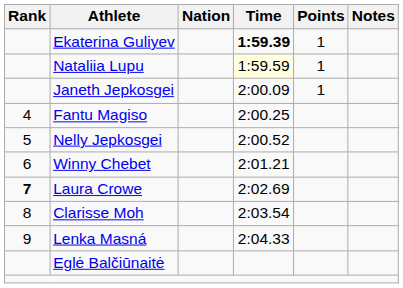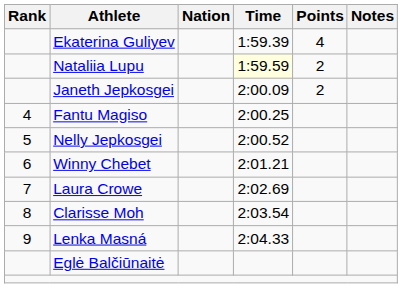(264, 41) bold -> (263, 41) normal
(321, 41) 1 -> (320, 41) 4
(321, 66) 1 -> (320, 66) 2
(321, 90) 1 -> (320, 90) 2
(27, 189) bold -> (27, 189) normal
